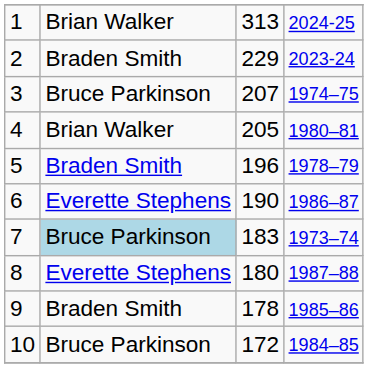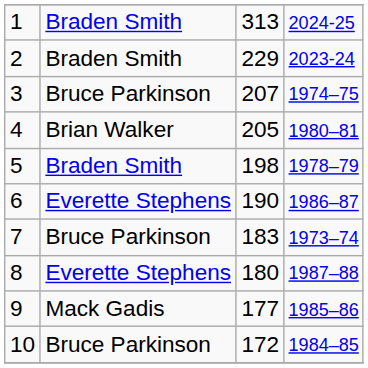(110, 22) Brian Walker -> (114, 22) Braden Smith
(260, 165) 196 -> (260, 165) 198
(128, 237) lightblue background -> (128, 237) no background
(114, 308) Braden Smith -> (105, 308) Mack Gadis
(260, 308) 178 -> (260, 308) 177
